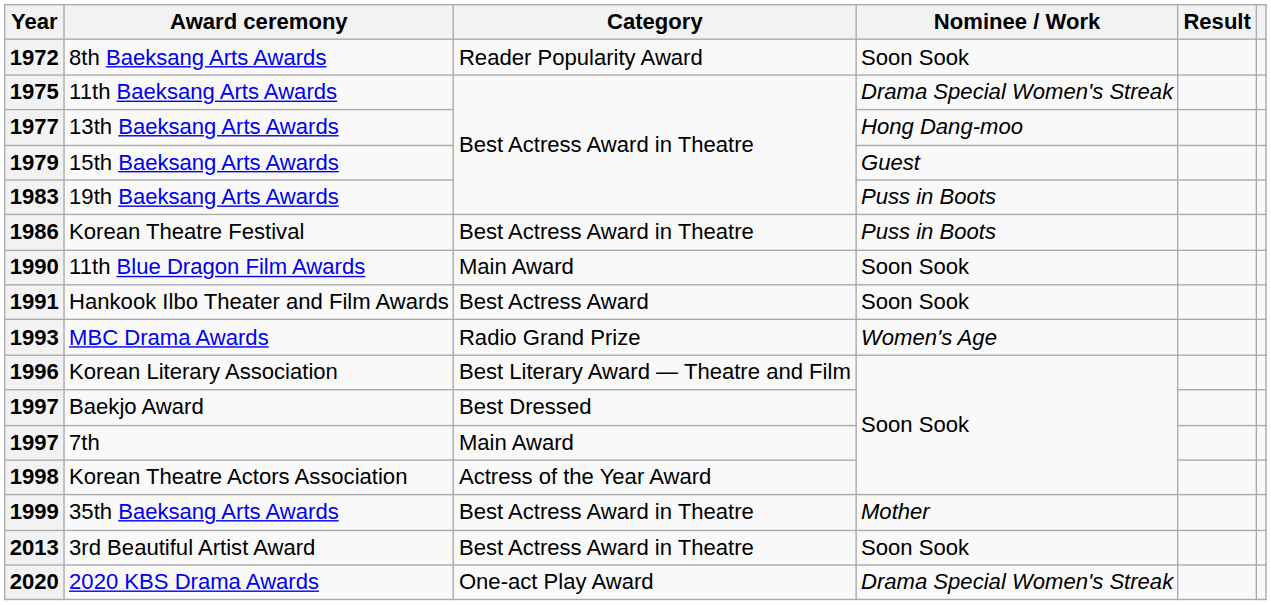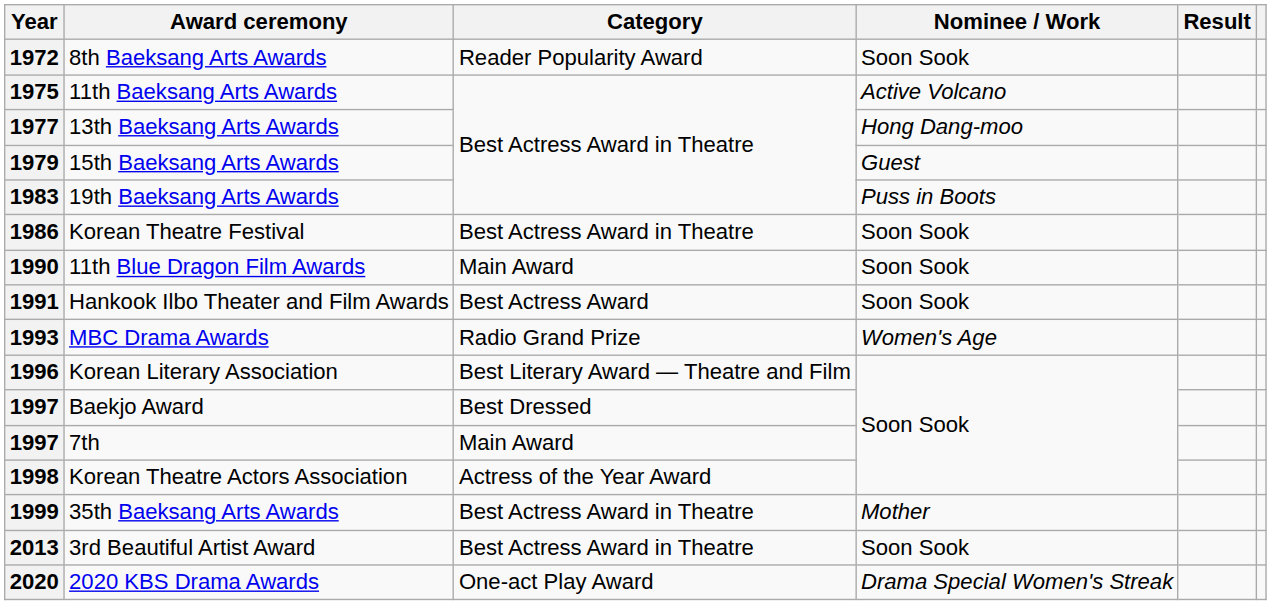(1017, 92) Drama Special Women's Streak -> (934, 92) Active Volcano
(928, 232) Puss in Boots -> (915, 232) Soon Sook
